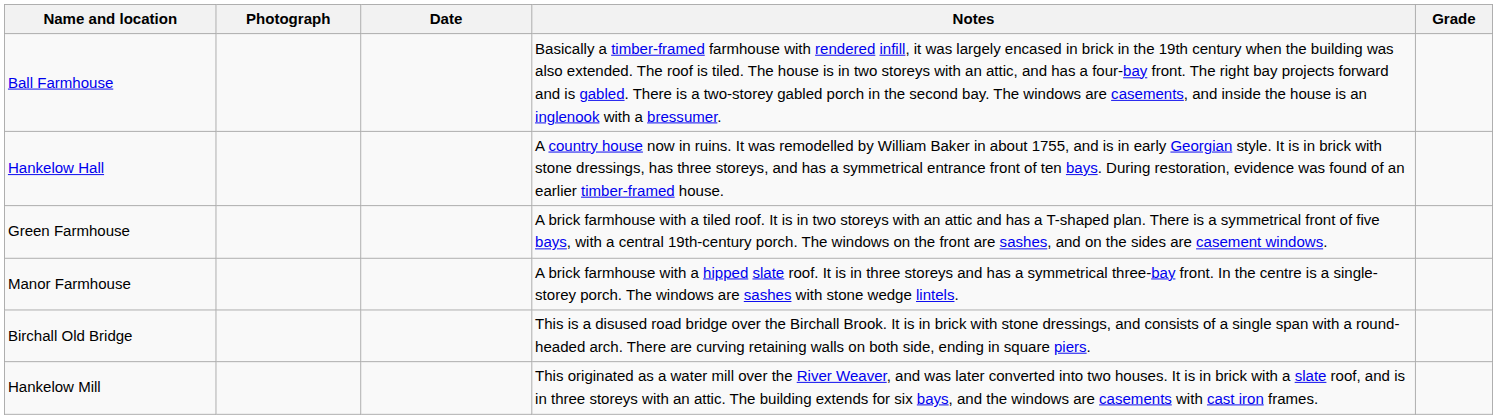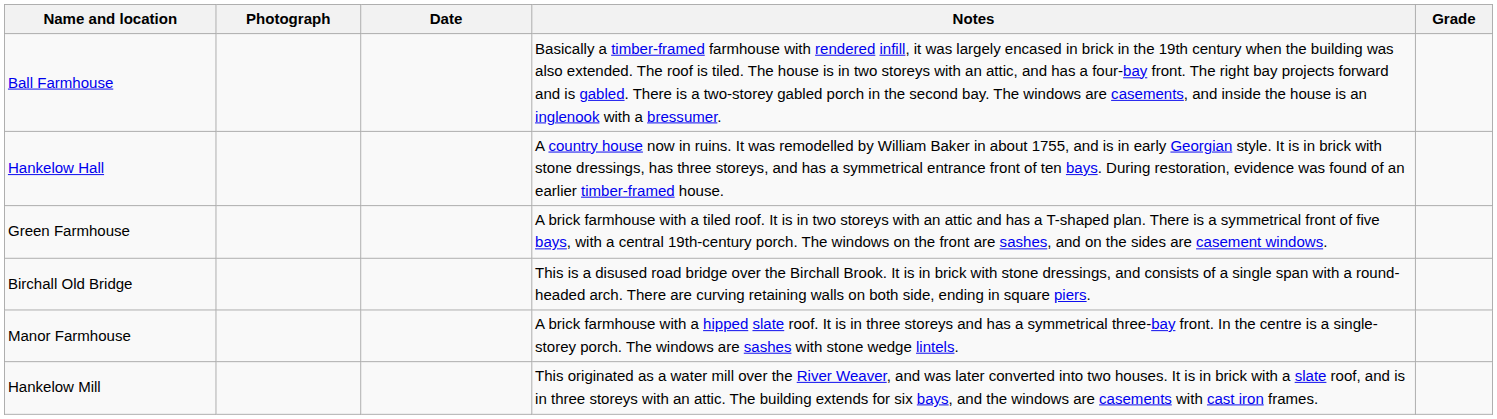rows swapped: (69, 283) <-> (70, 335)
